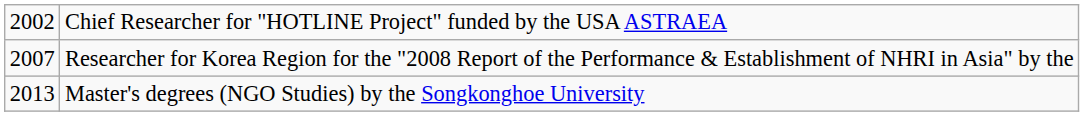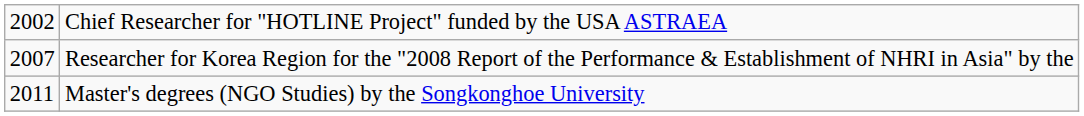(32, 93) 2013 -> (32, 93) 2011
